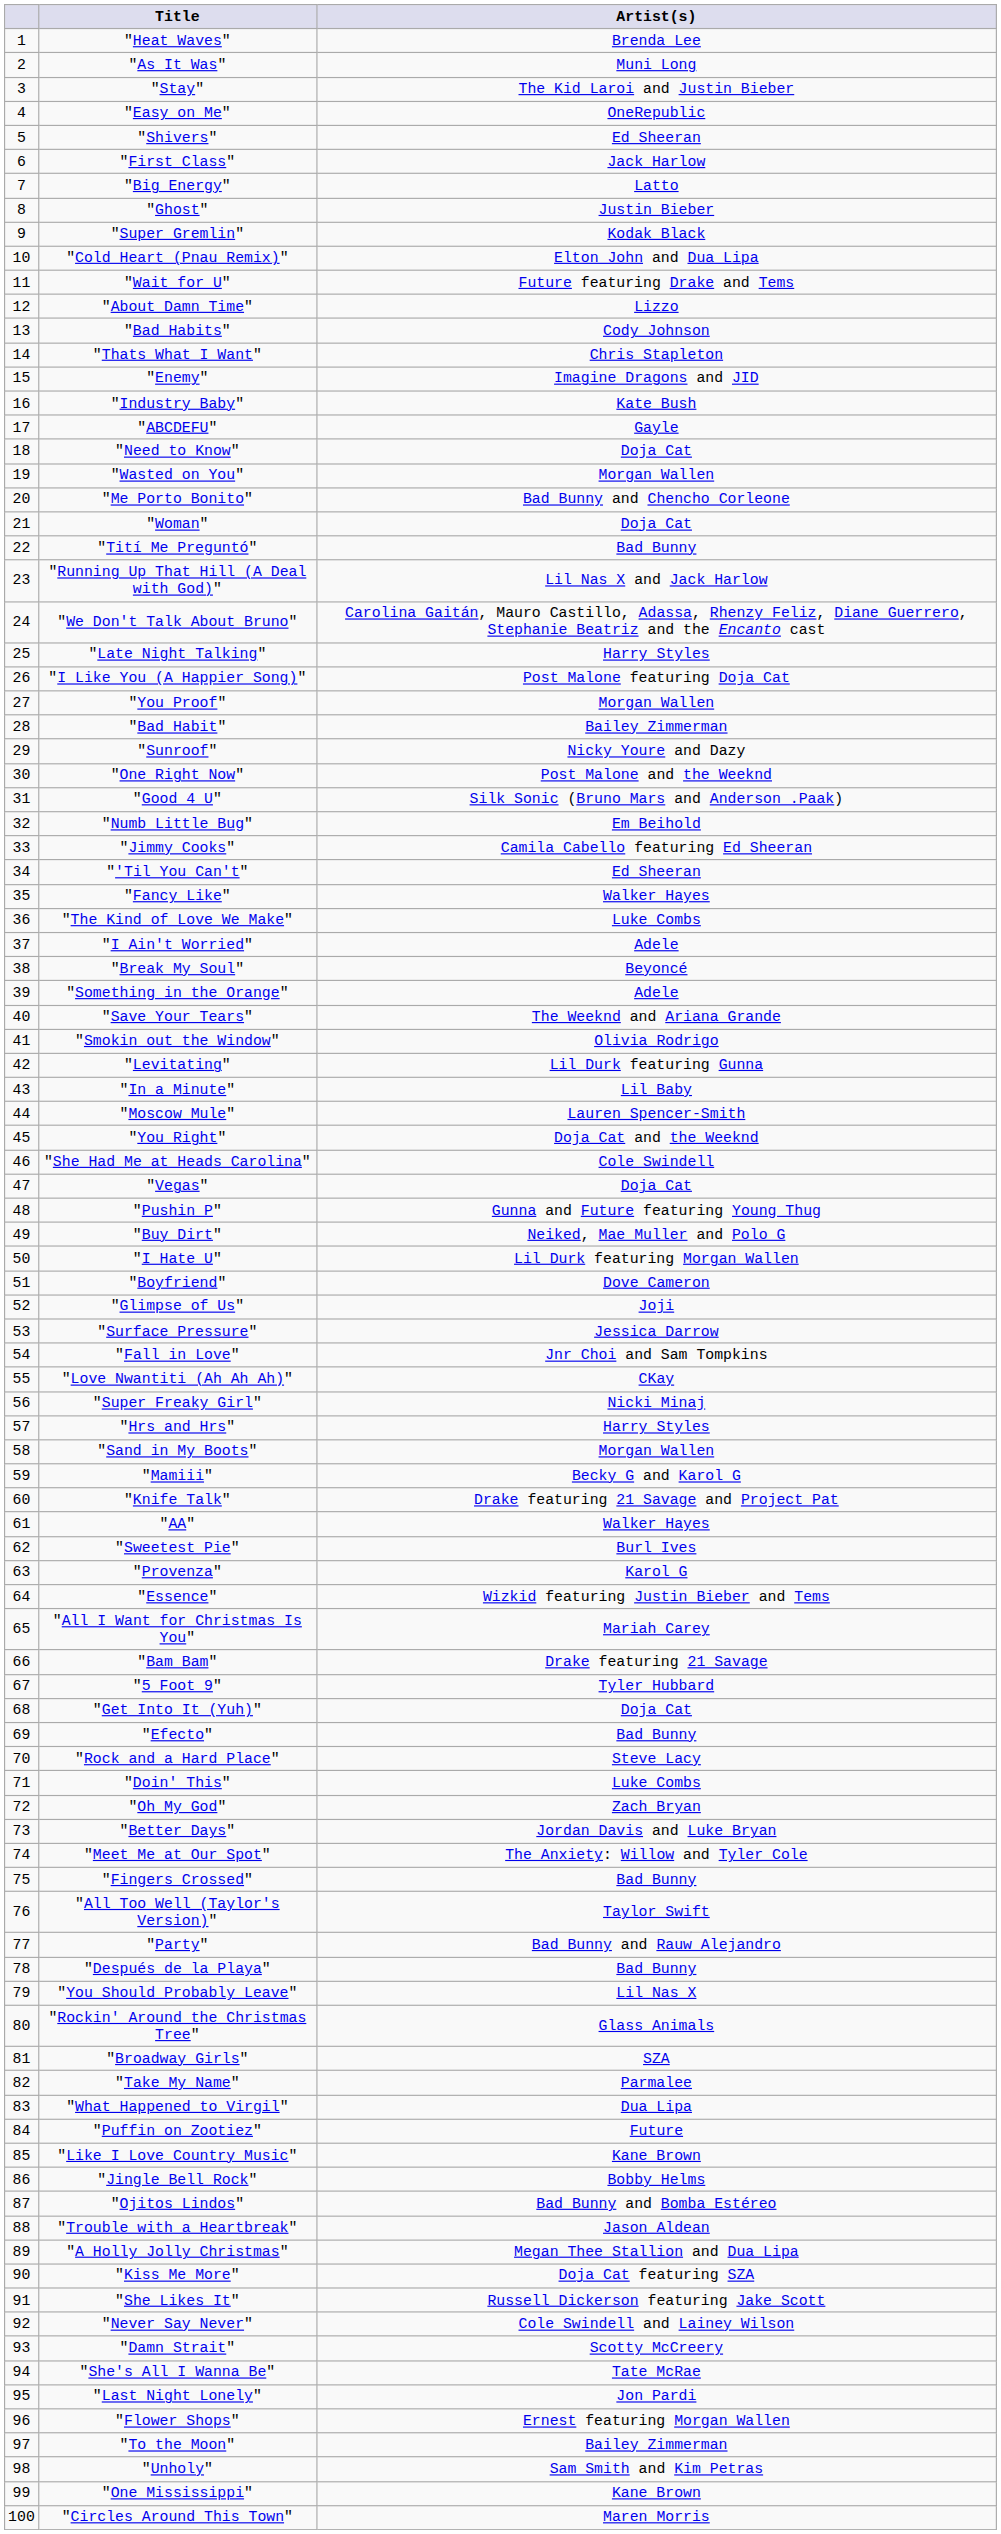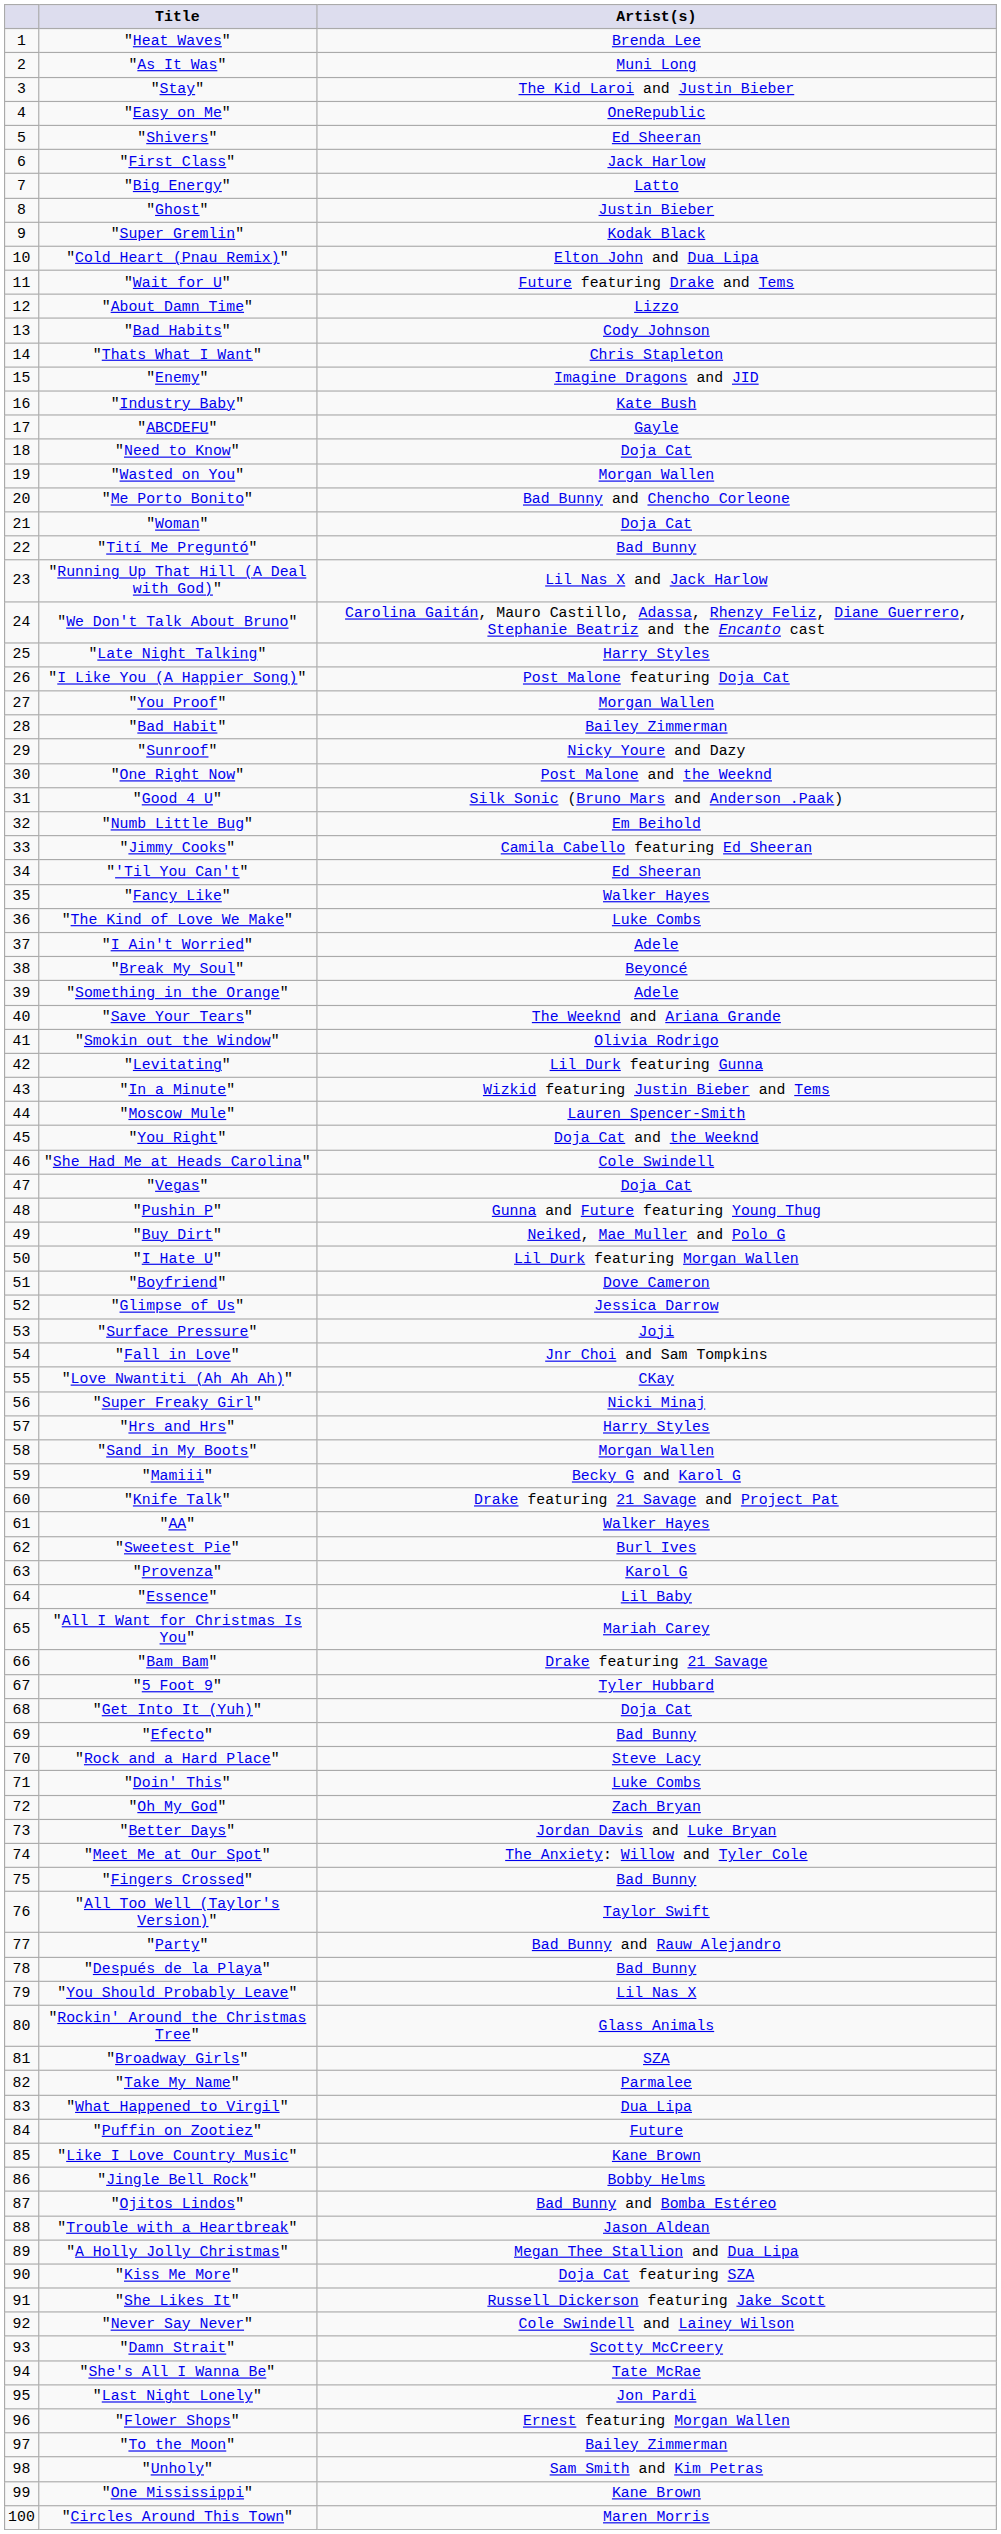(656, 1089) Lil Baby -> (656, 1089) Wizkid featuring Justin Bieber and Tems
(656, 1307) Joji -> (656, 1307) Jessica Darrow
(656, 1331) Jessica Darrow -> (656, 1331) Joji
(656, 1597) Wizkid featuring Justin Bieber and Tems -> (656, 1597) Lil Baby
